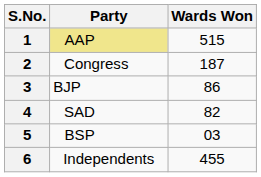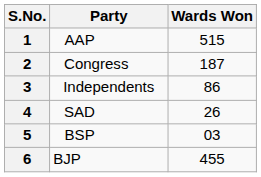(109, 40) khaki background -> (109, 40) no background
(109, 87) BJP -> (109, 87) Independents
(212, 111) 82 -> (212, 111) 26
(109, 159) Independents -> (109, 159) BJP
